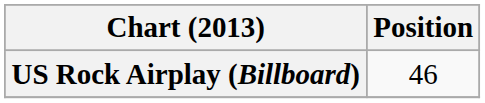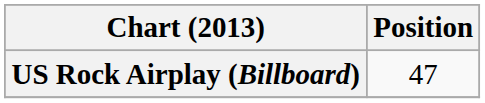(423, 73) 46 -> (423, 73) 47
